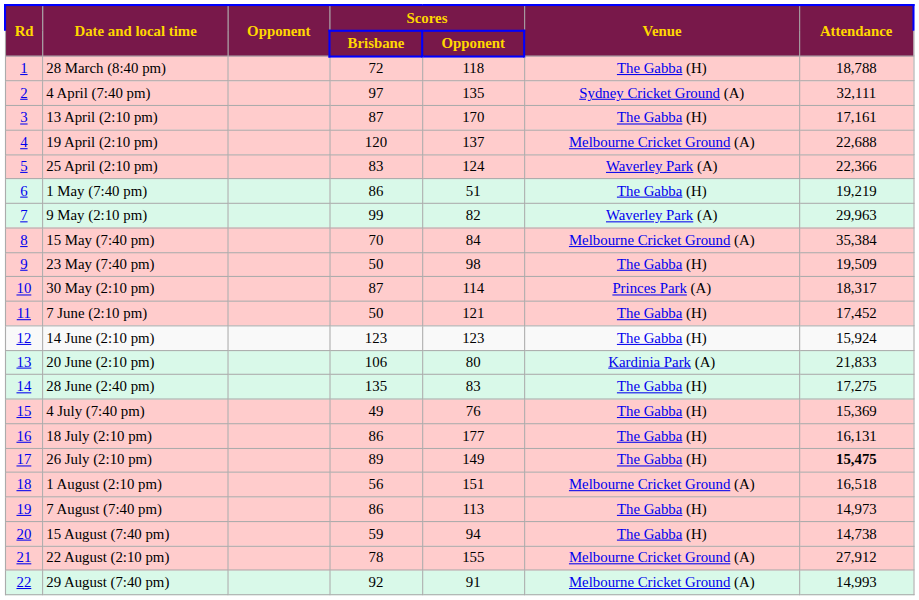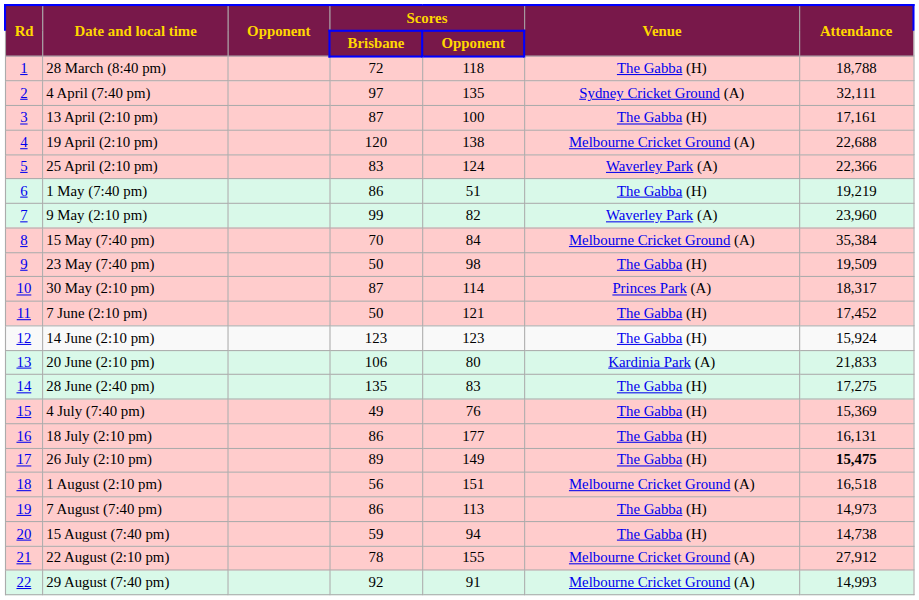(473, 118) 170 -> (473, 118) 100
(473, 142) 137 -> (473, 142) 138
(856, 215) 29,963 -> (856, 215) 23,960
